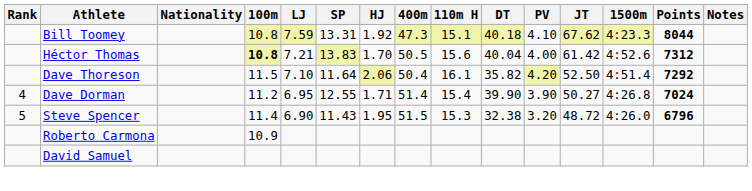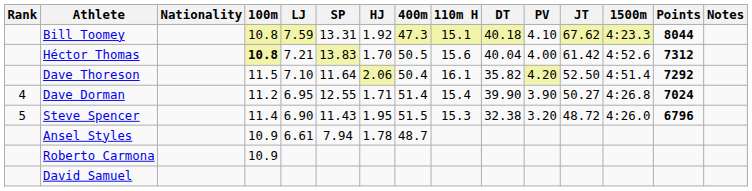+ row: (88, 135)
